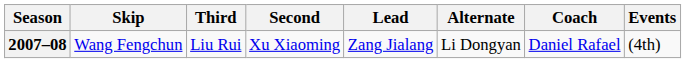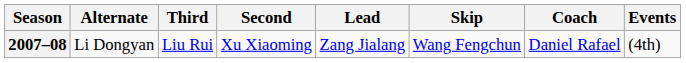columns swapped: (128, 17) <-> (481, 17)
